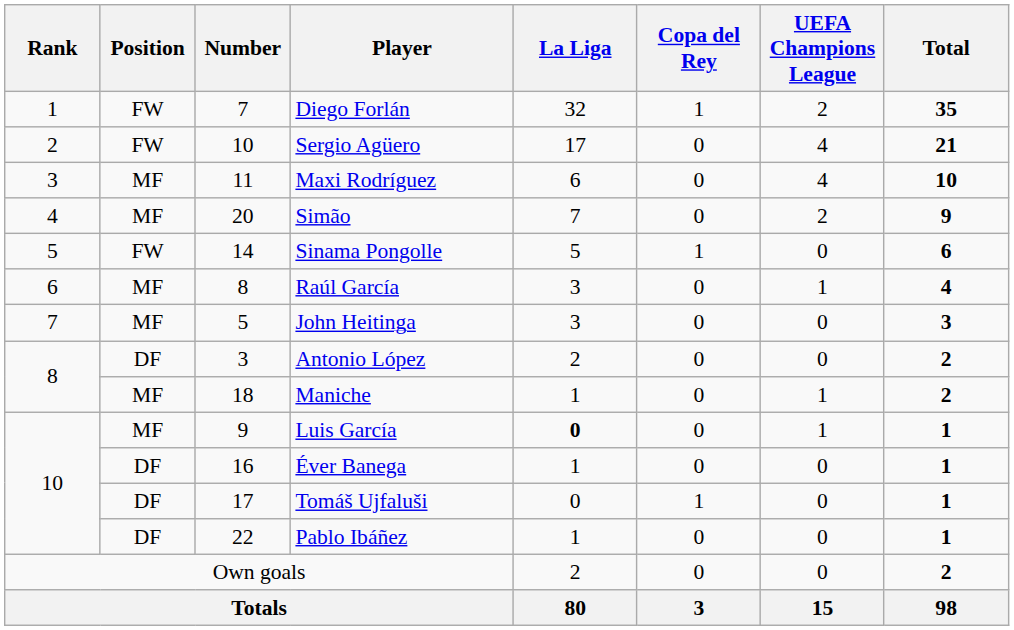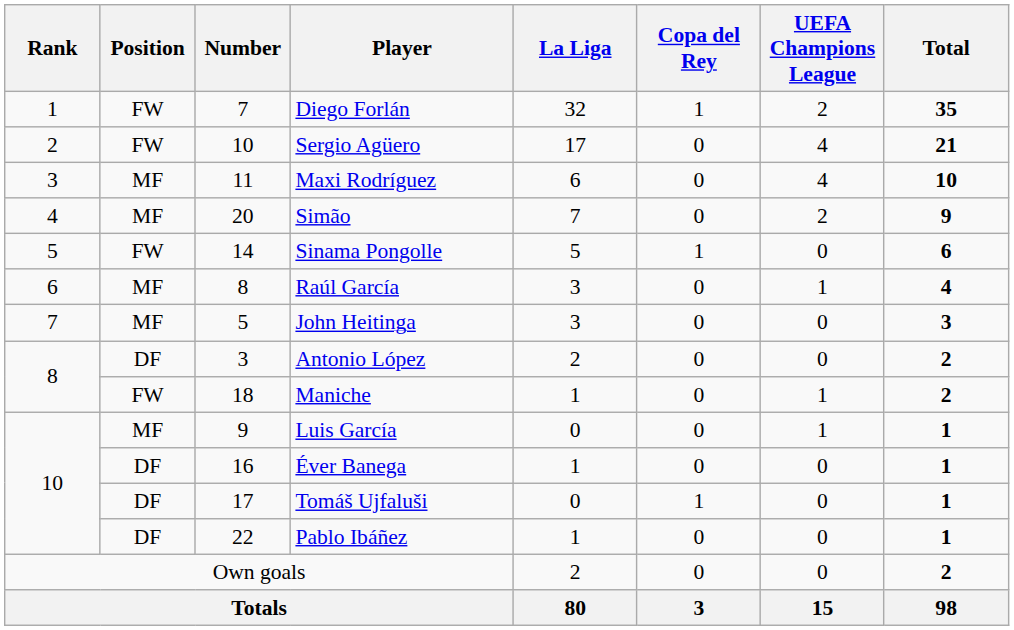(148, 393) MF -> (148, 393) FW
(575, 429) bold -> (575, 429) normal
